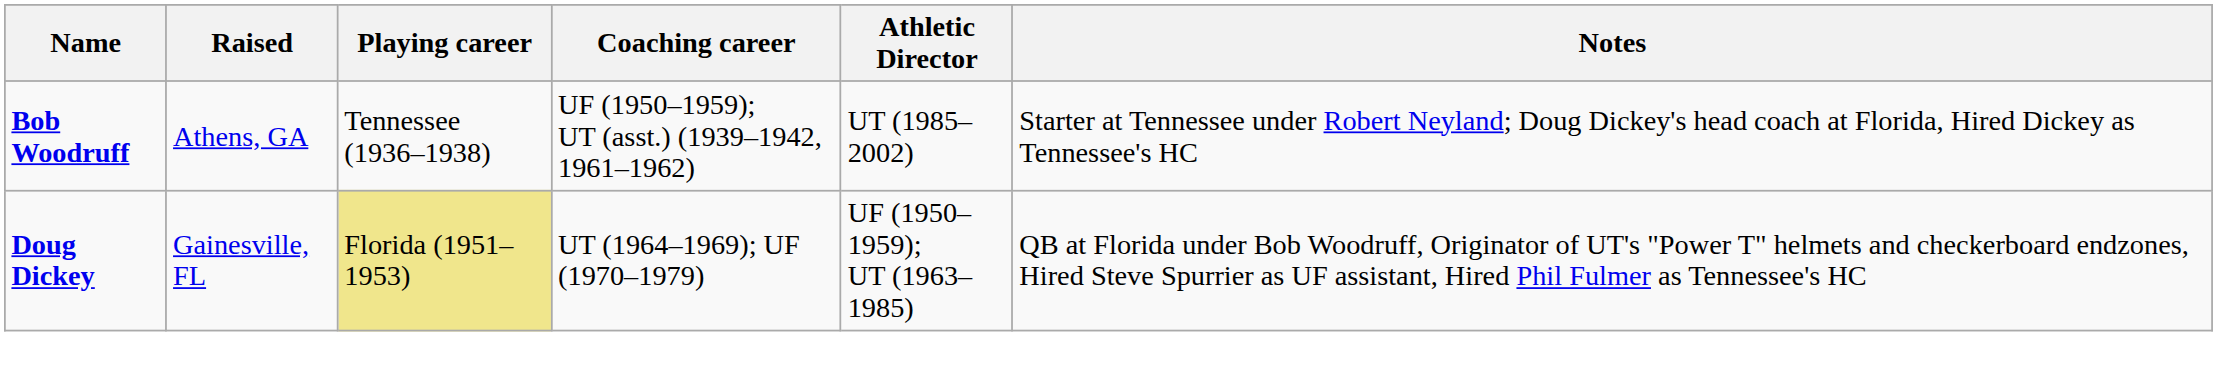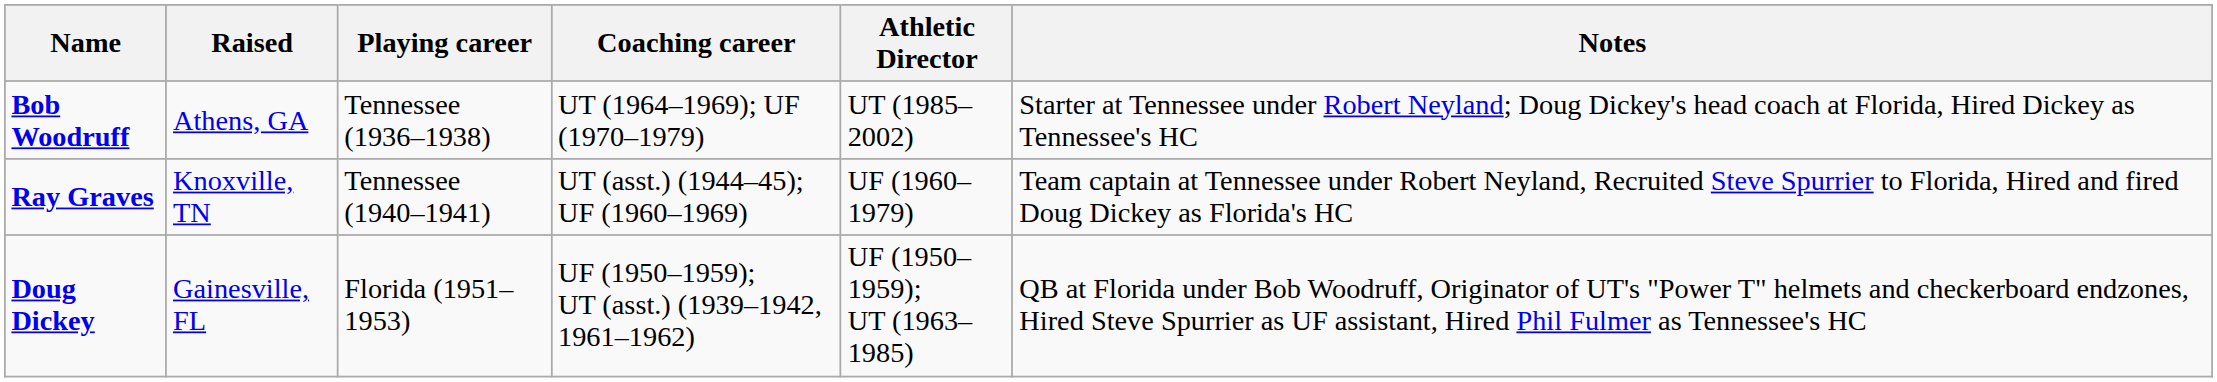(690, 135) UF (1950–1959); UT (asst.) (1939–1942, 1961–1962) -> (679, 119) UT (1964–1969); UF (1970–1979)
+ row: (83, 196)
(429, 260) khaki background -> (429, 305) no background
(679, 260) UT (1964–1969); UF (1970–1979) -> (690, 305) UF (1950–1959); UT (asst.) (1939–1942, 1961–1962)
